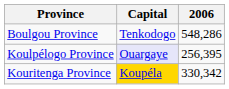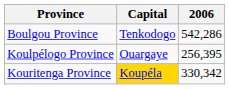(201, 34) 548,286 -> (201, 34) 542,286
(144, 53) lavender background -> (144, 53) no background
